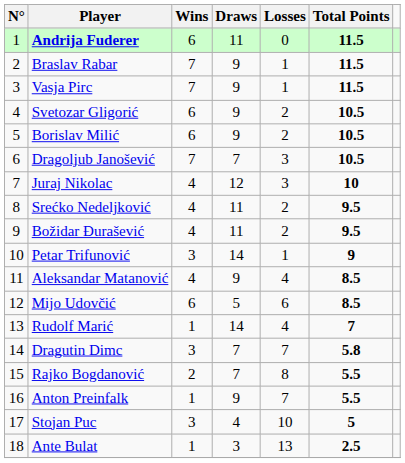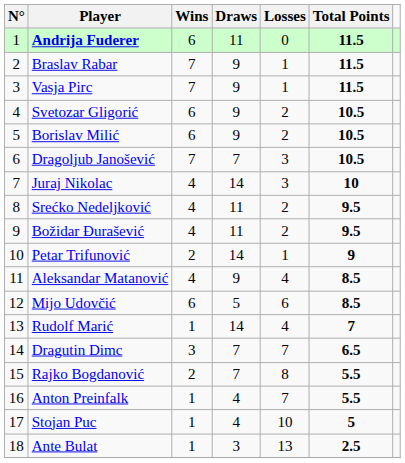(236, 183) 12 -> (236, 183) 14
(192, 254) 3 -> (192, 254) 2
(351, 350) 5.8 -> (351, 350) 6.5
(236, 398) 9 -> (236, 398) 4
(192, 421) 3 -> (192, 421) 1
